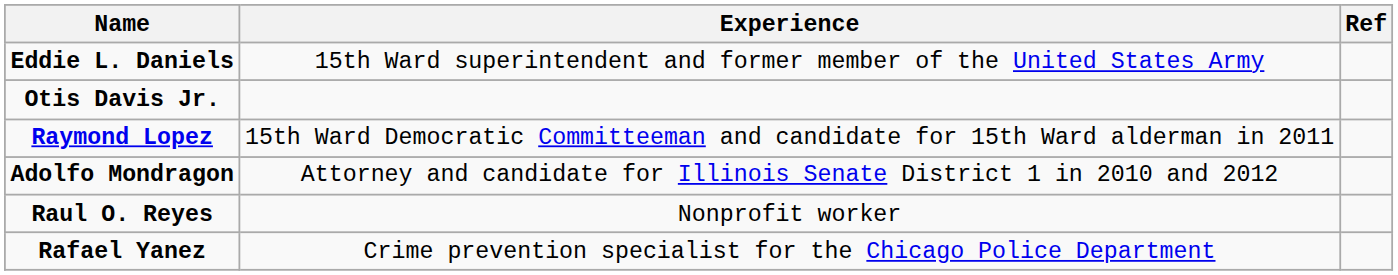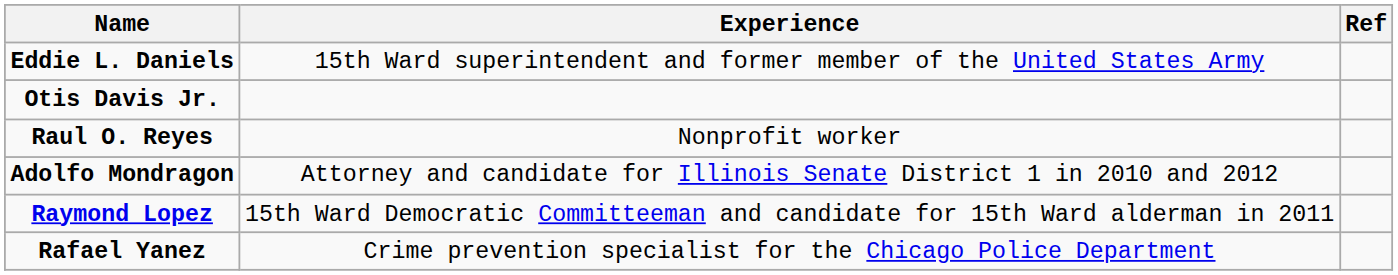rows swapped: (122, 138) <-> (122, 213)
